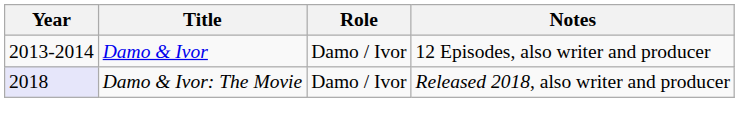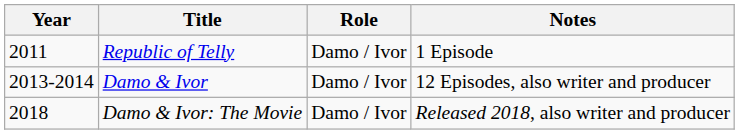+ row: (168, 50)
(29, 81) lavender background -> (29, 112) no background
